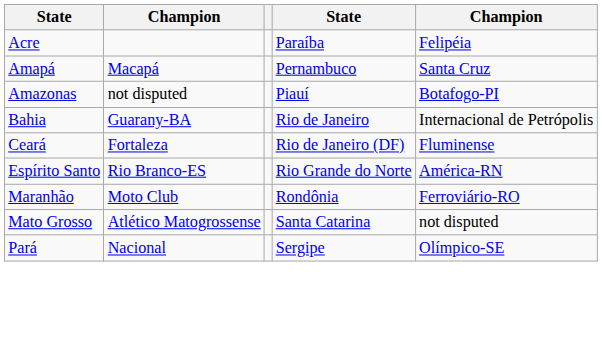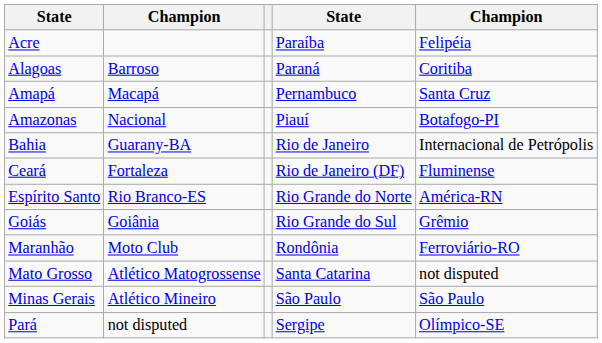+ row: (35, 68)
(147, 94) not disputed -> (137, 119) Nacional
+ row: (27, 222)
+ row: (52, 299)
(137, 247) Nacional -> (147, 324) not disputed
